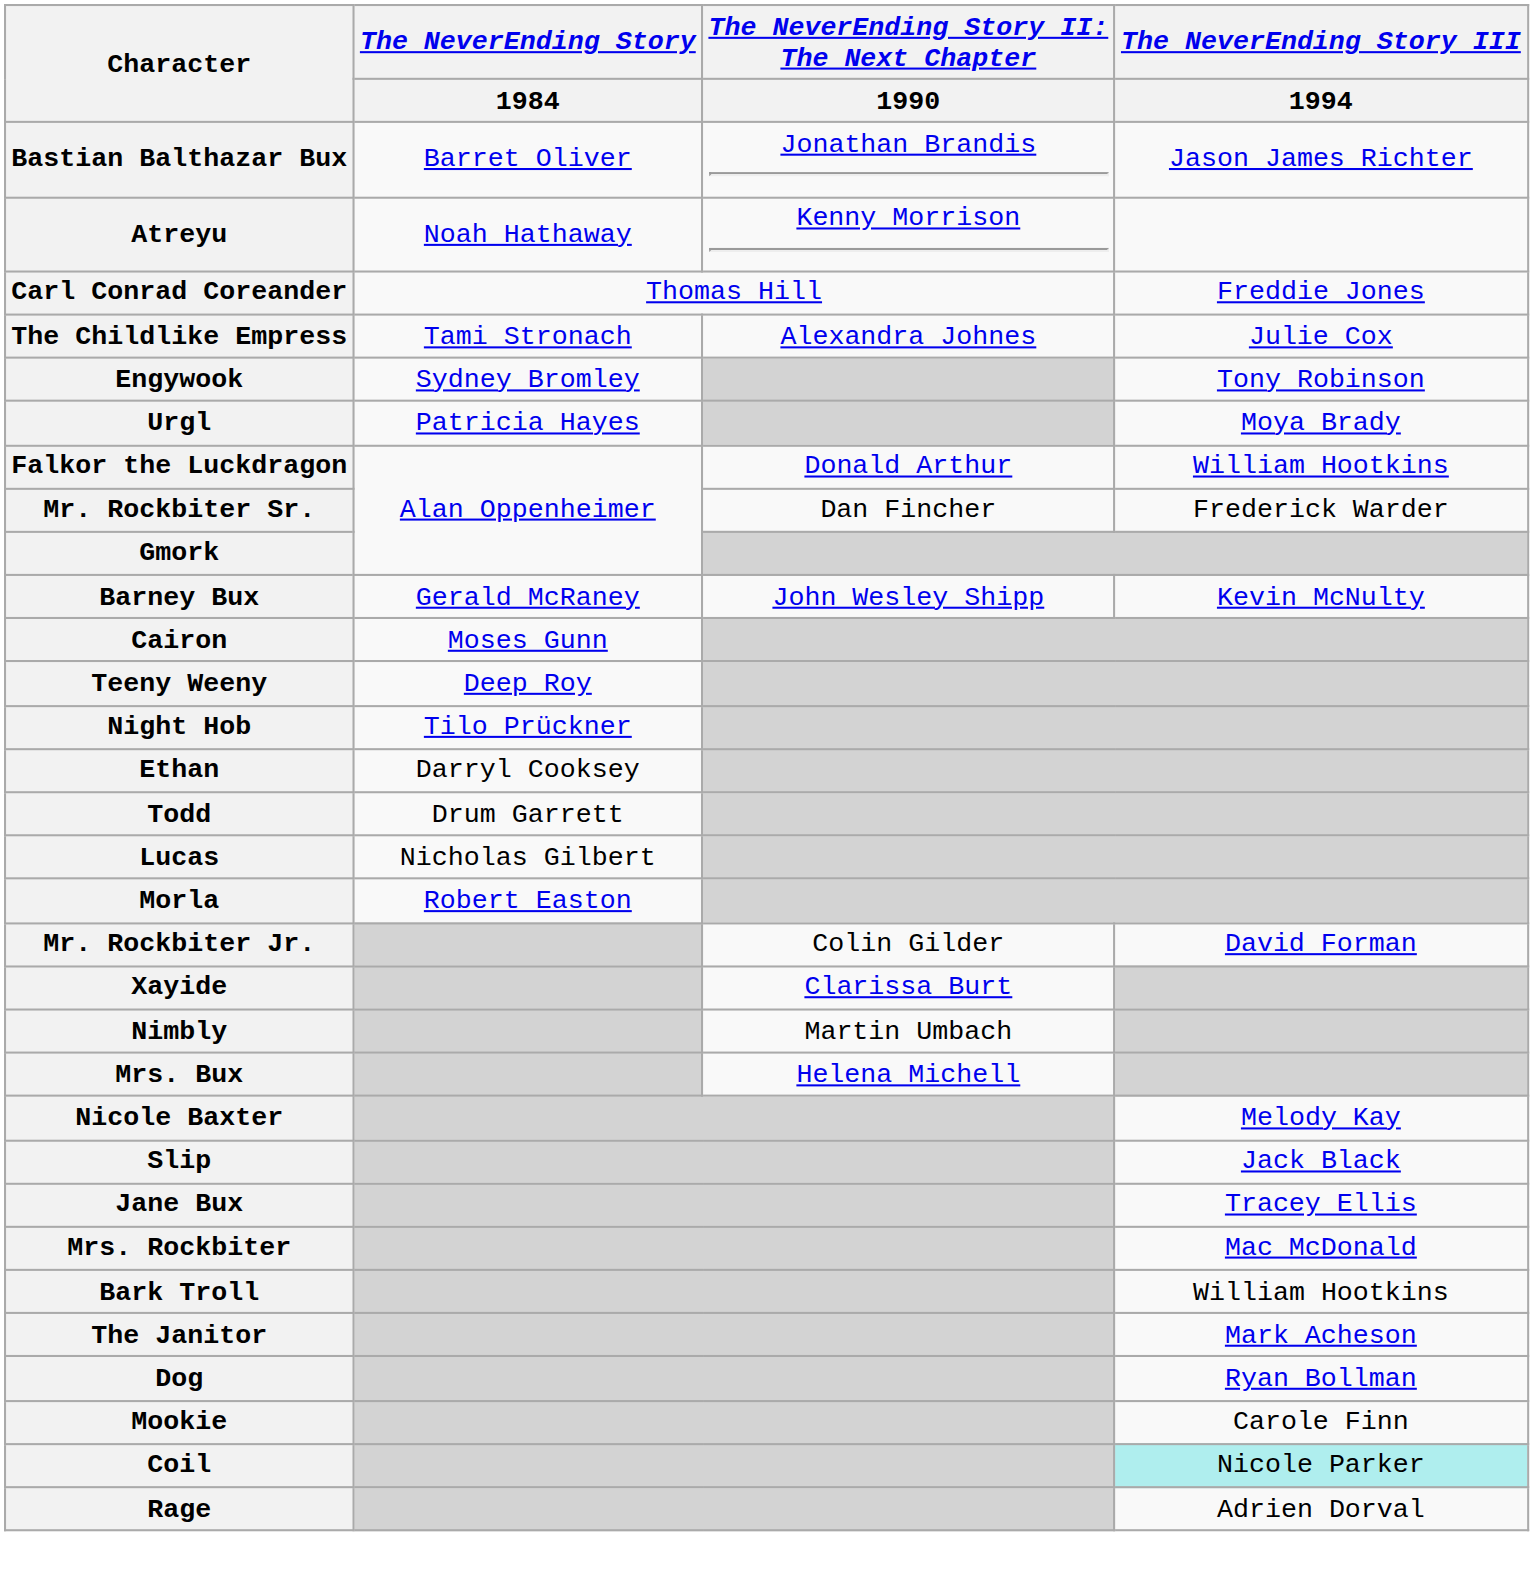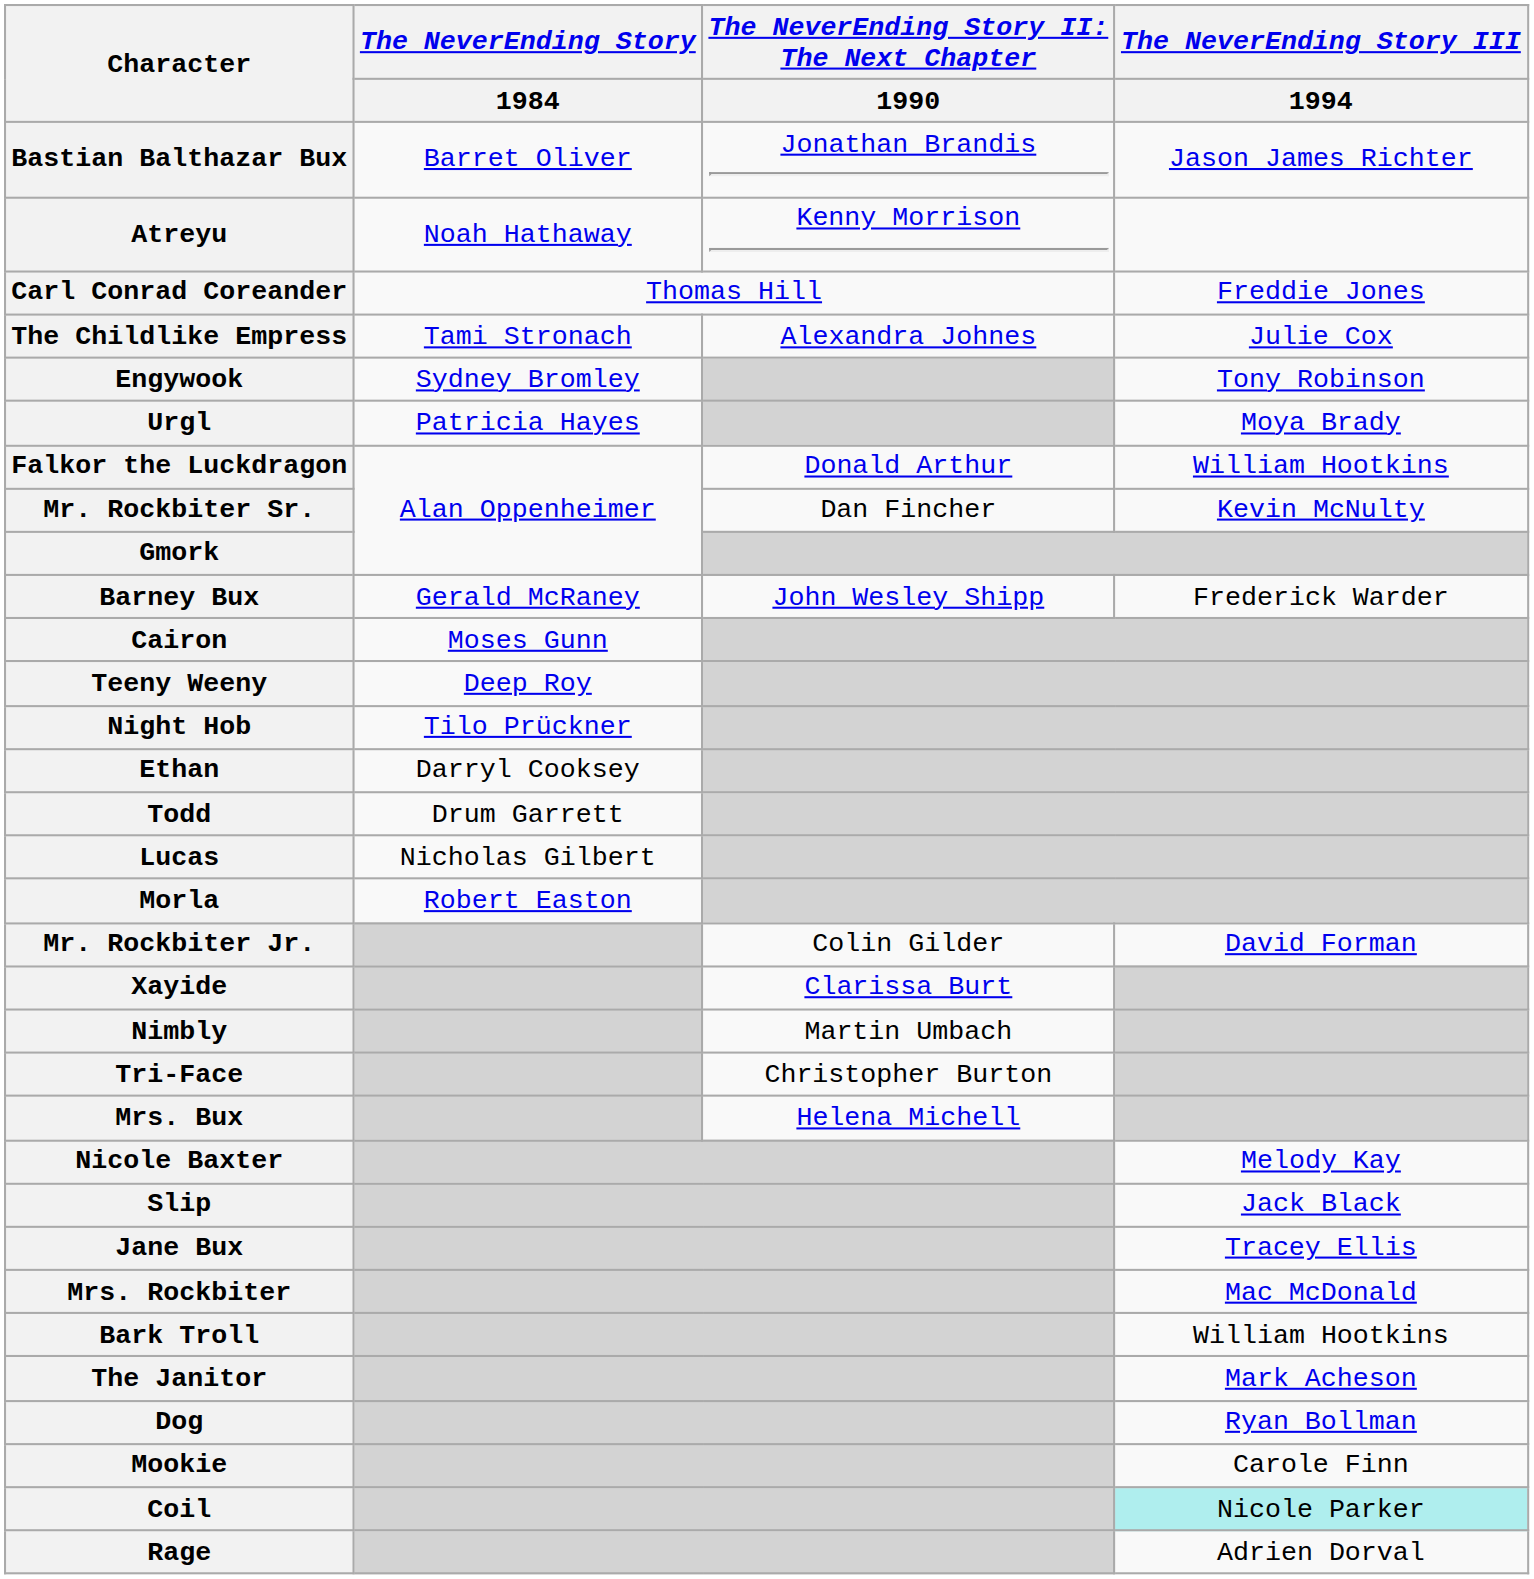(1321, 510) Frederick Warder -> (1321, 510) Kevin McNulty
(1321, 597) Kevin McNulty -> (1321, 597) Frederick Warder
+ row: (179, 1075)
